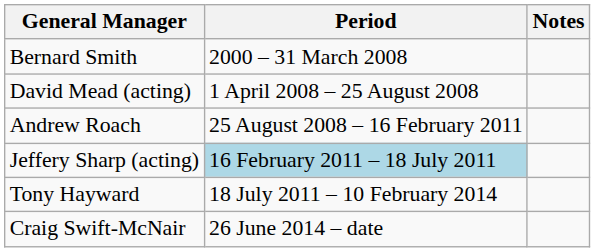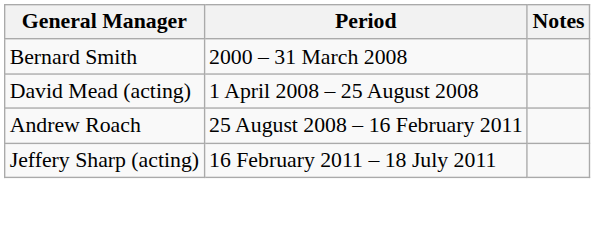(353, 159) lightblue background -> (353, 159) no background
- row: (74, 194)
- row: (98, 228)
